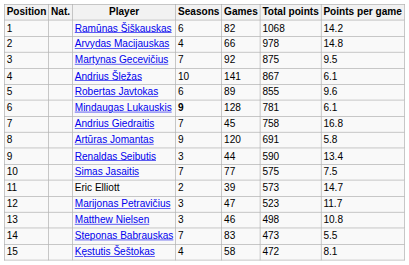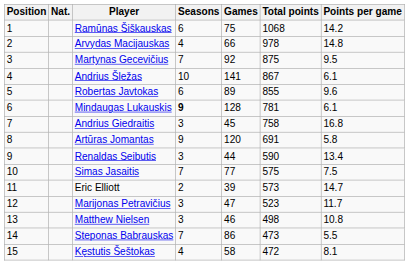(230, 28) 82 -> (230, 28) 75
(181, 124) 7 -> (181, 124) 3
(230, 236) 83 -> (230, 236) 86
